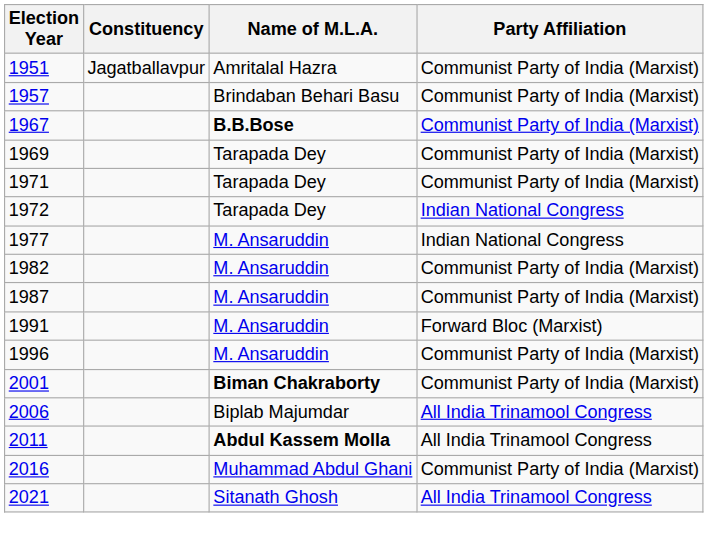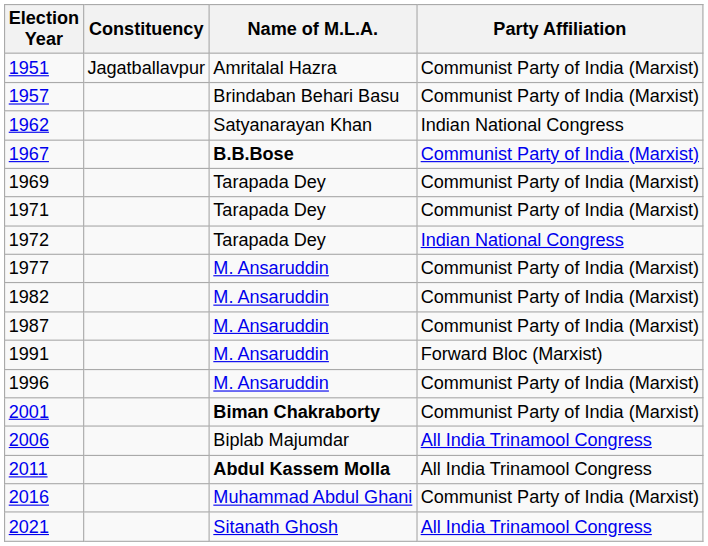+ row: (29, 125)
(522, 239) Indian National Congress -> (560, 268) Communist Party of India (Marxist)
